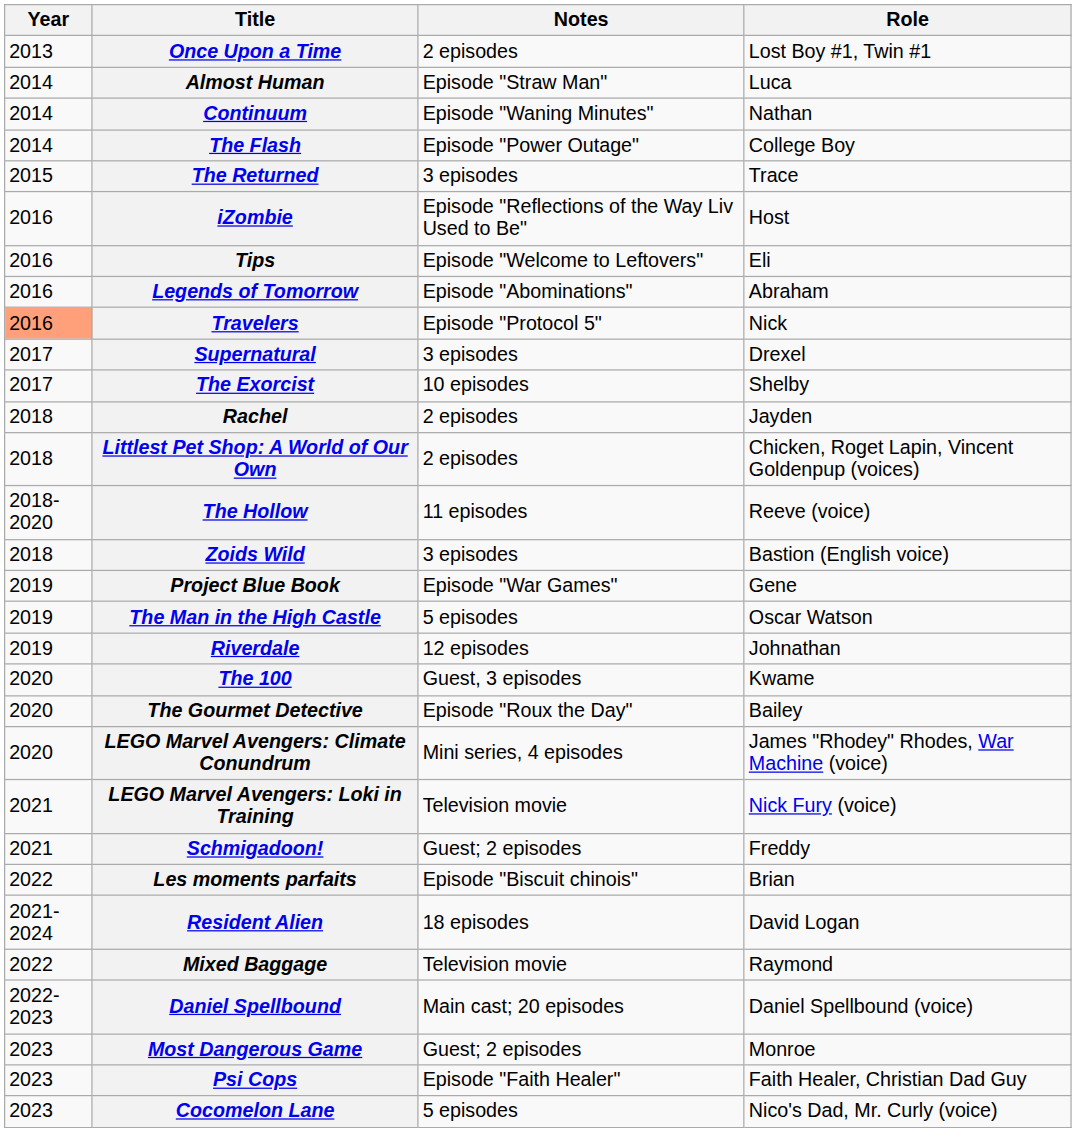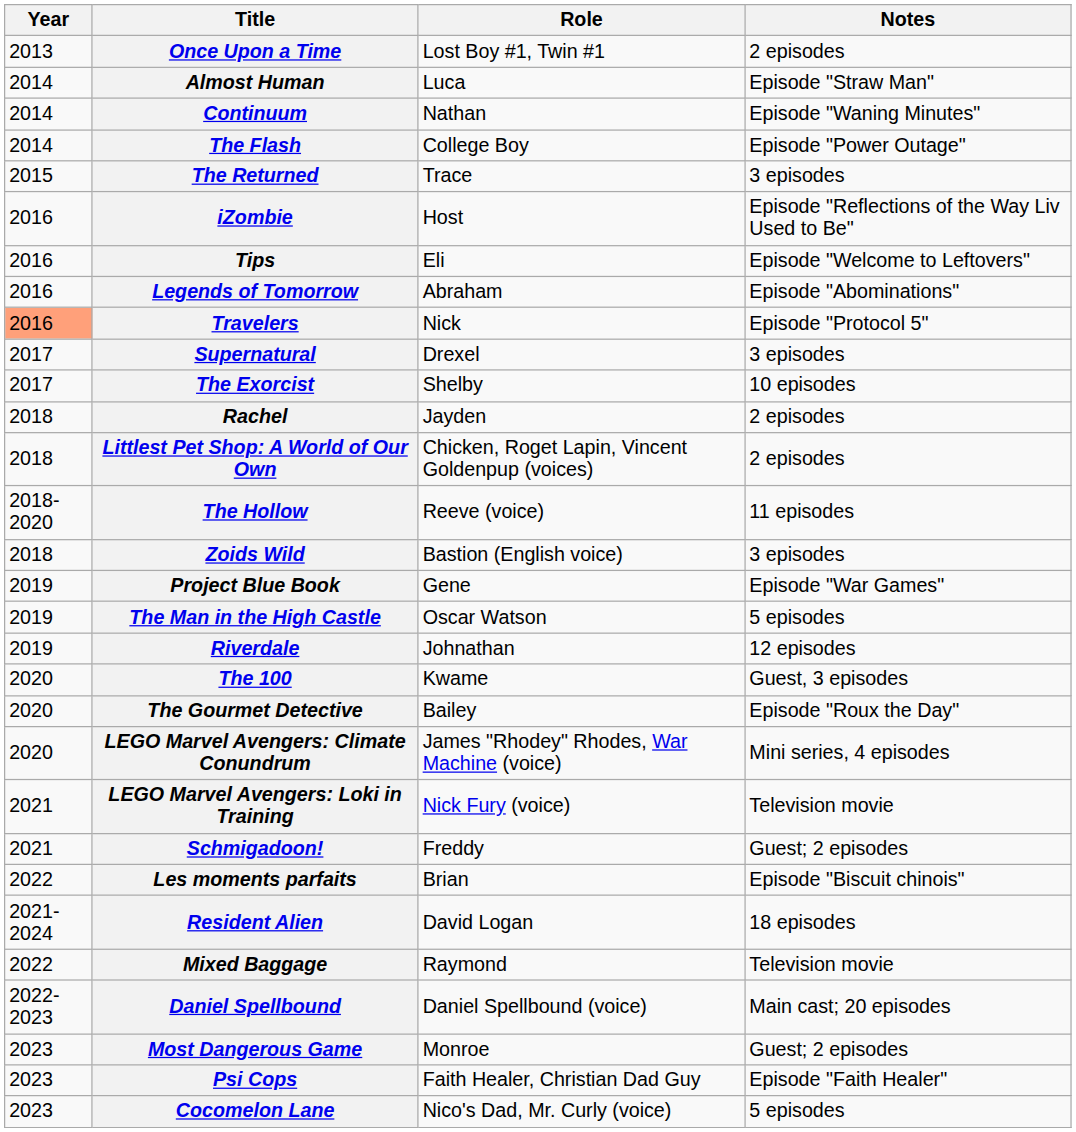columns swapped: (908, 20) <-> (581, 20)
